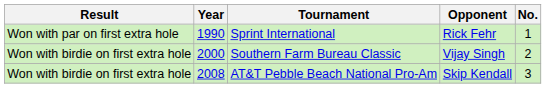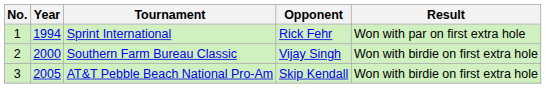columns swapped: (528, 14) <-> (99, 14)
(211, 34) 1990 -> (47, 34) 1994
(211, 74) 2008 -> (47, 74) 2005
